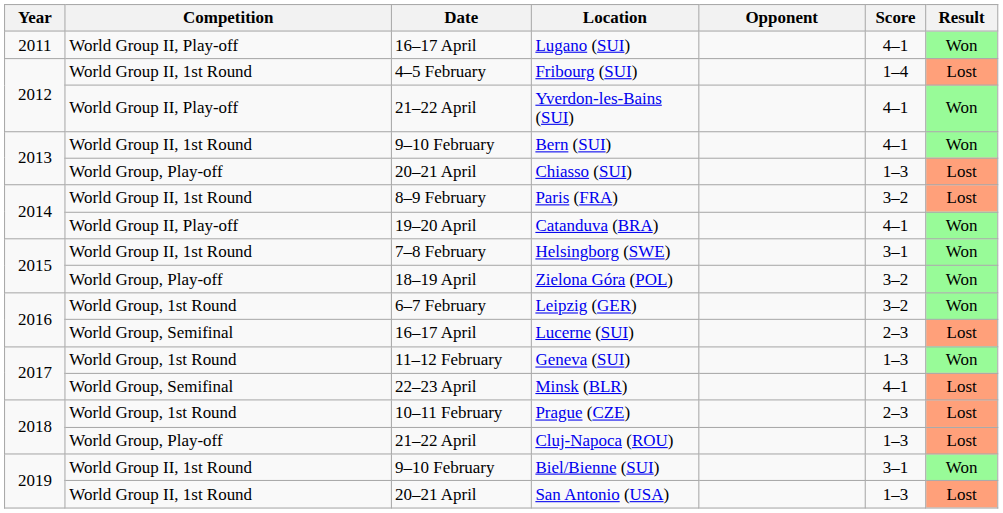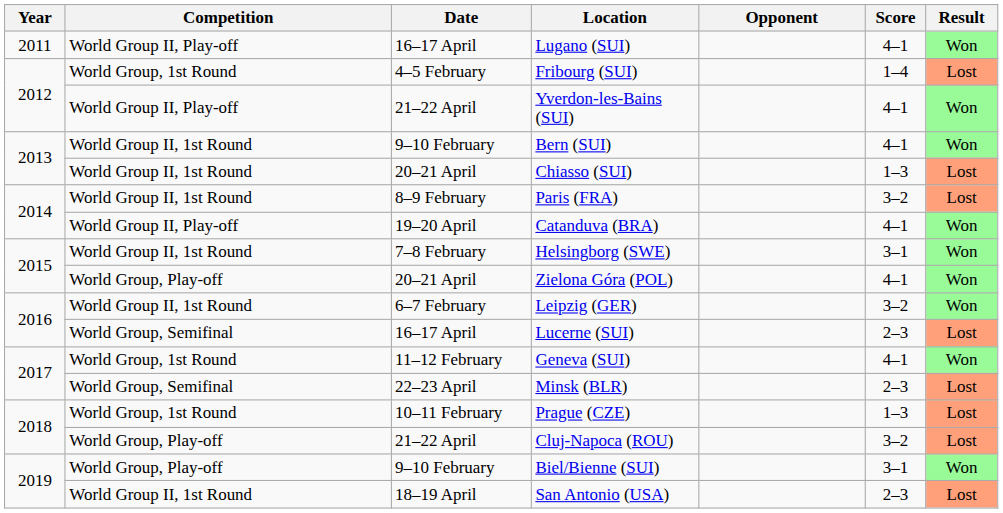(161, 71) World Group II, 1st Round -> (153, 71) World Group, 1st Round
(146, 171) World Group, Play-off -> (161, 171) World Group II, 1st Round
(436, 279) 18–19 April -> (436, 279) 20–21 April
(896, 279) 3–2 -> (896, 279) 4–1
(153, 306) World Group, 1st Round -> (161, 306) World Group II, 1st Round
(896, 359) 1–3 -> (896, 359) 4–1
(896, 386) 4–1 -> (896, 386) 2–3
(896, 413) 2–3 -> (896, 413) 1–3
(896, 440) 1–3 -> (896, 440) 3–2
(161, 467) World Group II, 1st Round -> (146, 467) World Group, Play-off
(436, 494) 20–21 April -> (436, 494) 18–19 April
(896, 494) 1–3 -> (896, 494) 2–3
